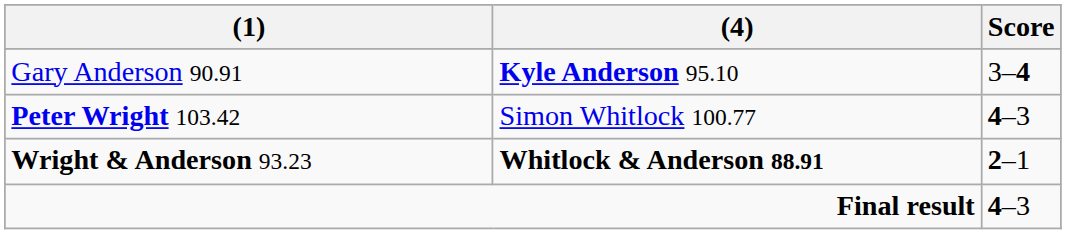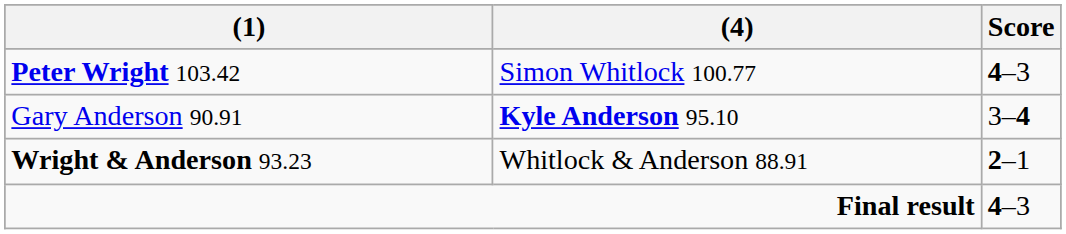rows swapped: (126, 116) <-> (127, 71)
(662, 160) bold -> (654, 160) normal
